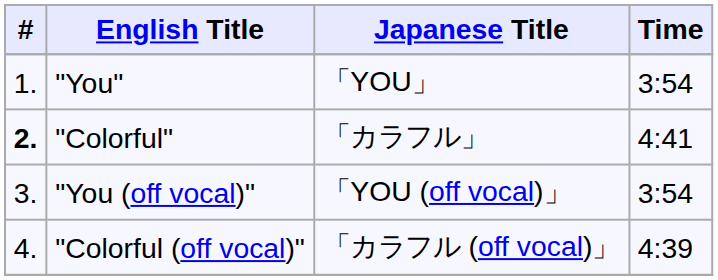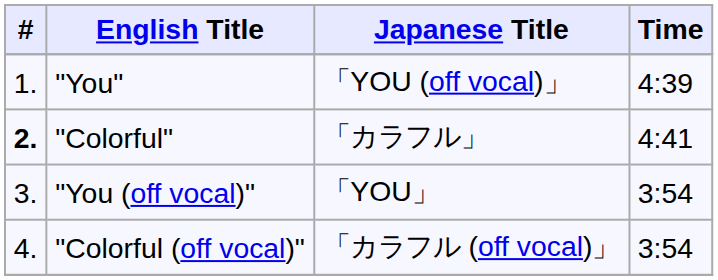(381, 81) 「YOU」 -> (447, 81) 「YOU (off vocal)」
(665, 82) 3:54 -> (665, 82) 4:39
(447, 192) 「YOU (off vocal)」 -> (381, 192) 「YOU」
(665, 248) 4:39 -> (665, 248) 3:54
